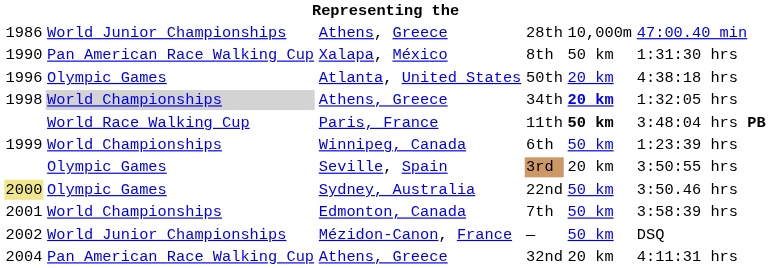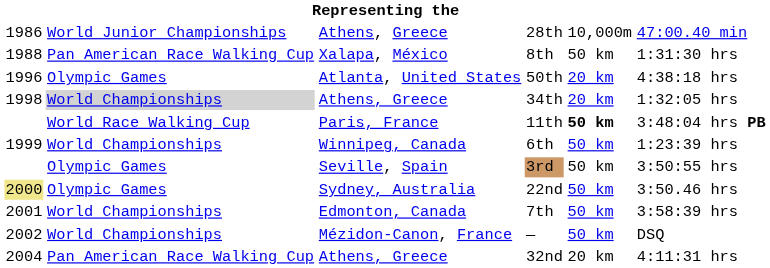(24, 55) 1990 -> (24, 55) 1988
(591, 100) bold -> (591, 100) normal
(591, 167) 20 km -> (591, 167) 50 km
(167, 235) World Junior Championships -> (135, 235) World Championships
